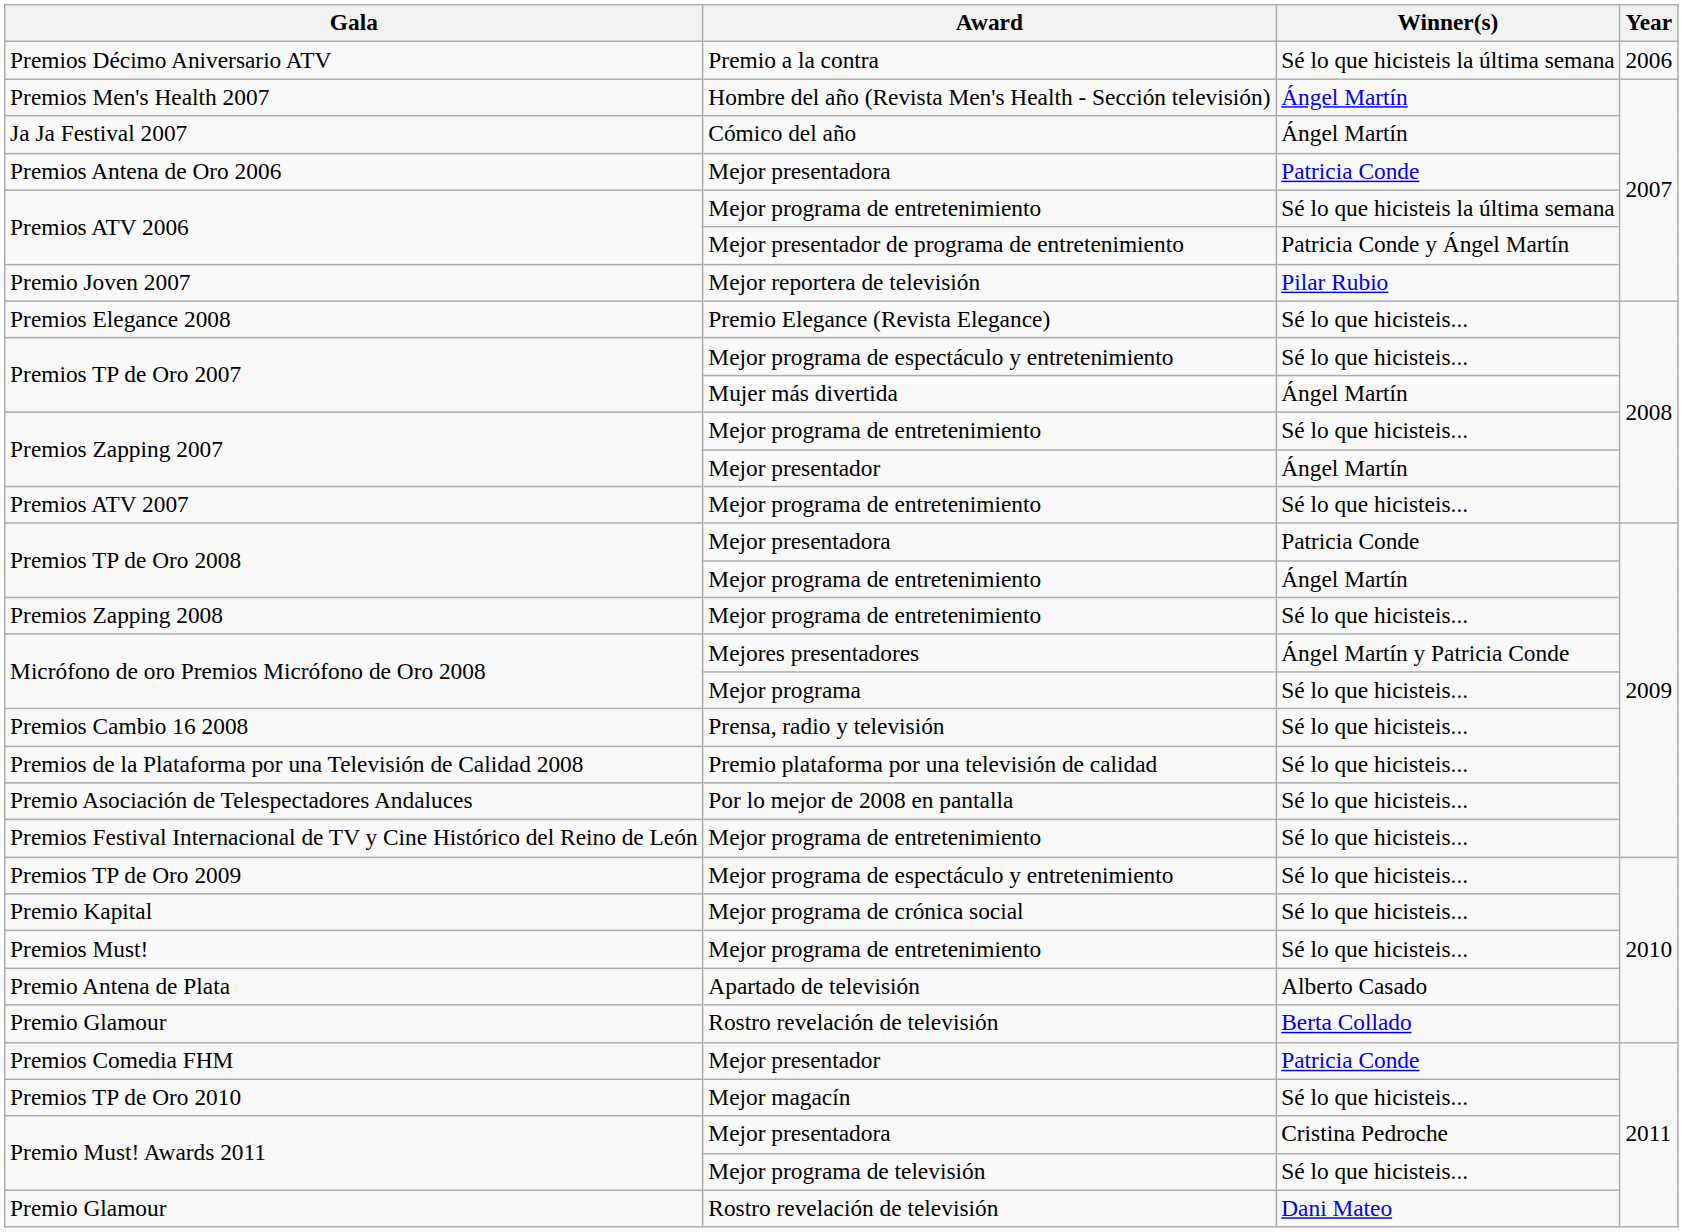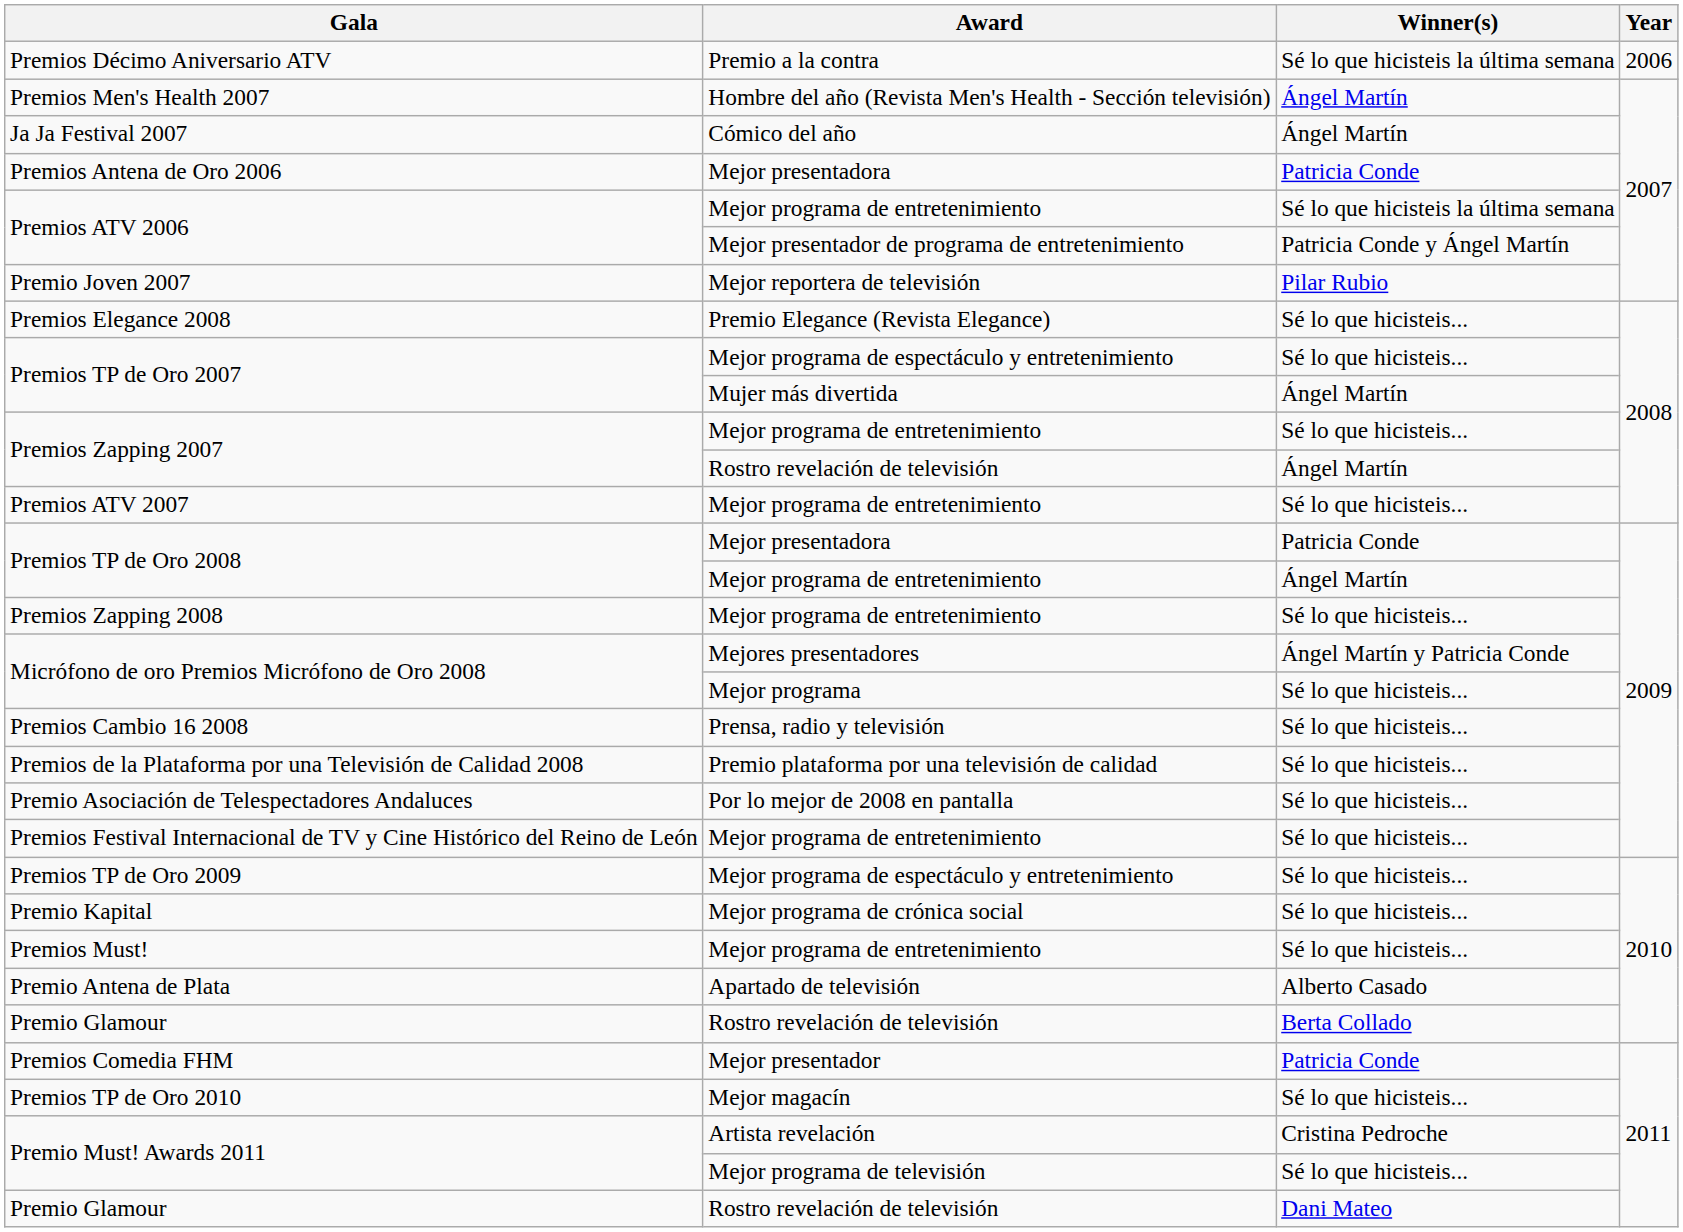(794, 467) Mejor presentador -> (853, 467) Rostro revelación de televisión
(799, 1134) Mejor presentadora -> (792, 1134) Artista revelación
